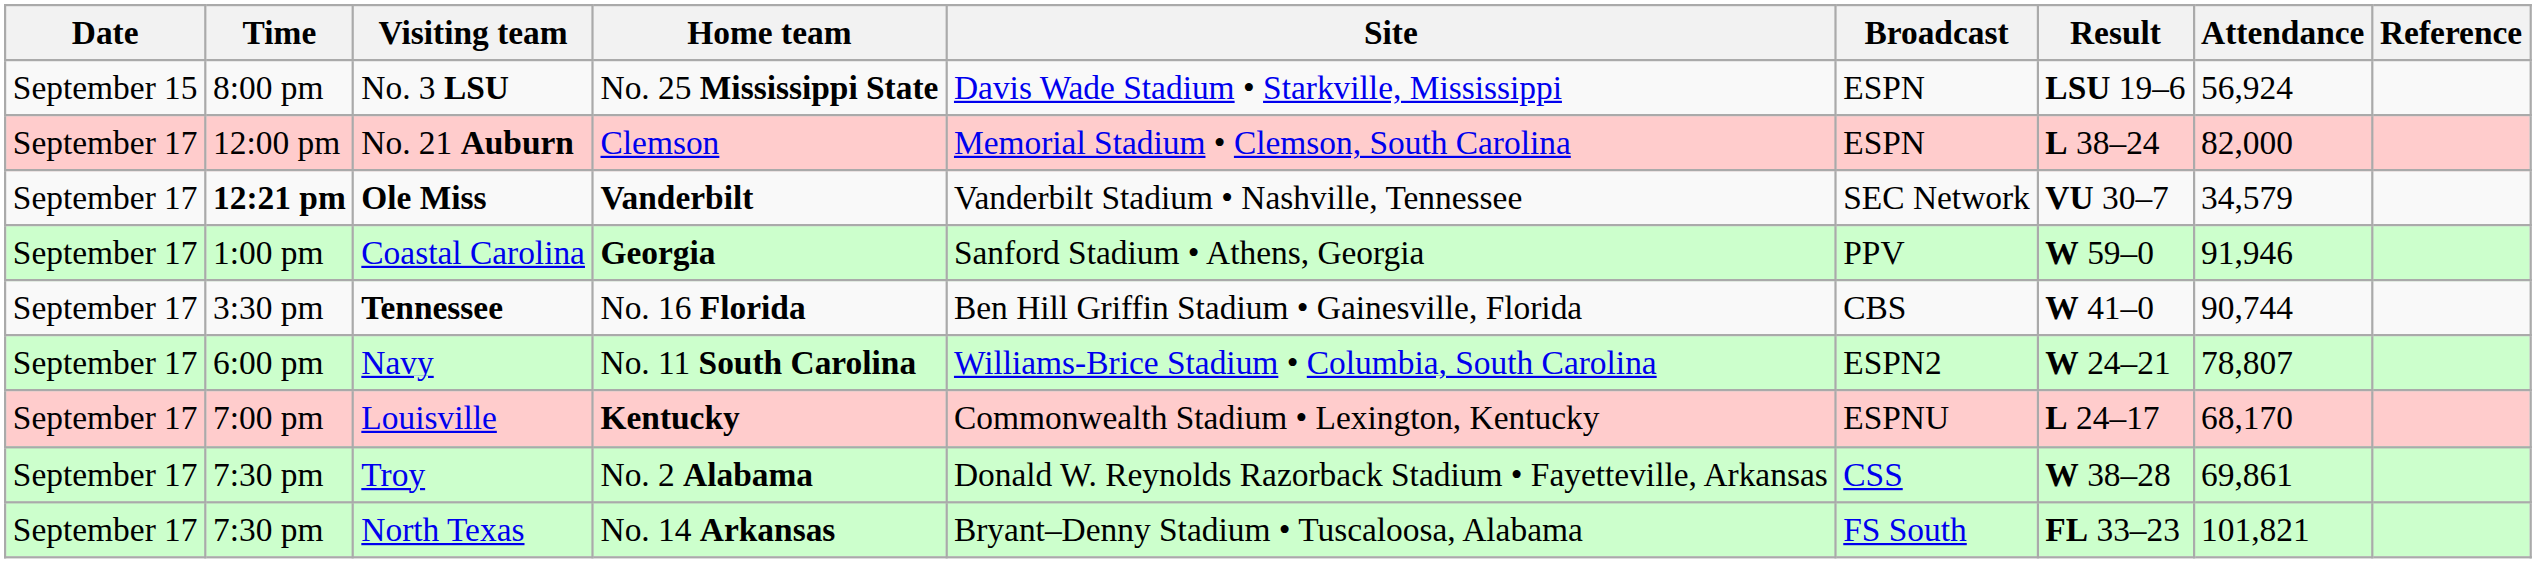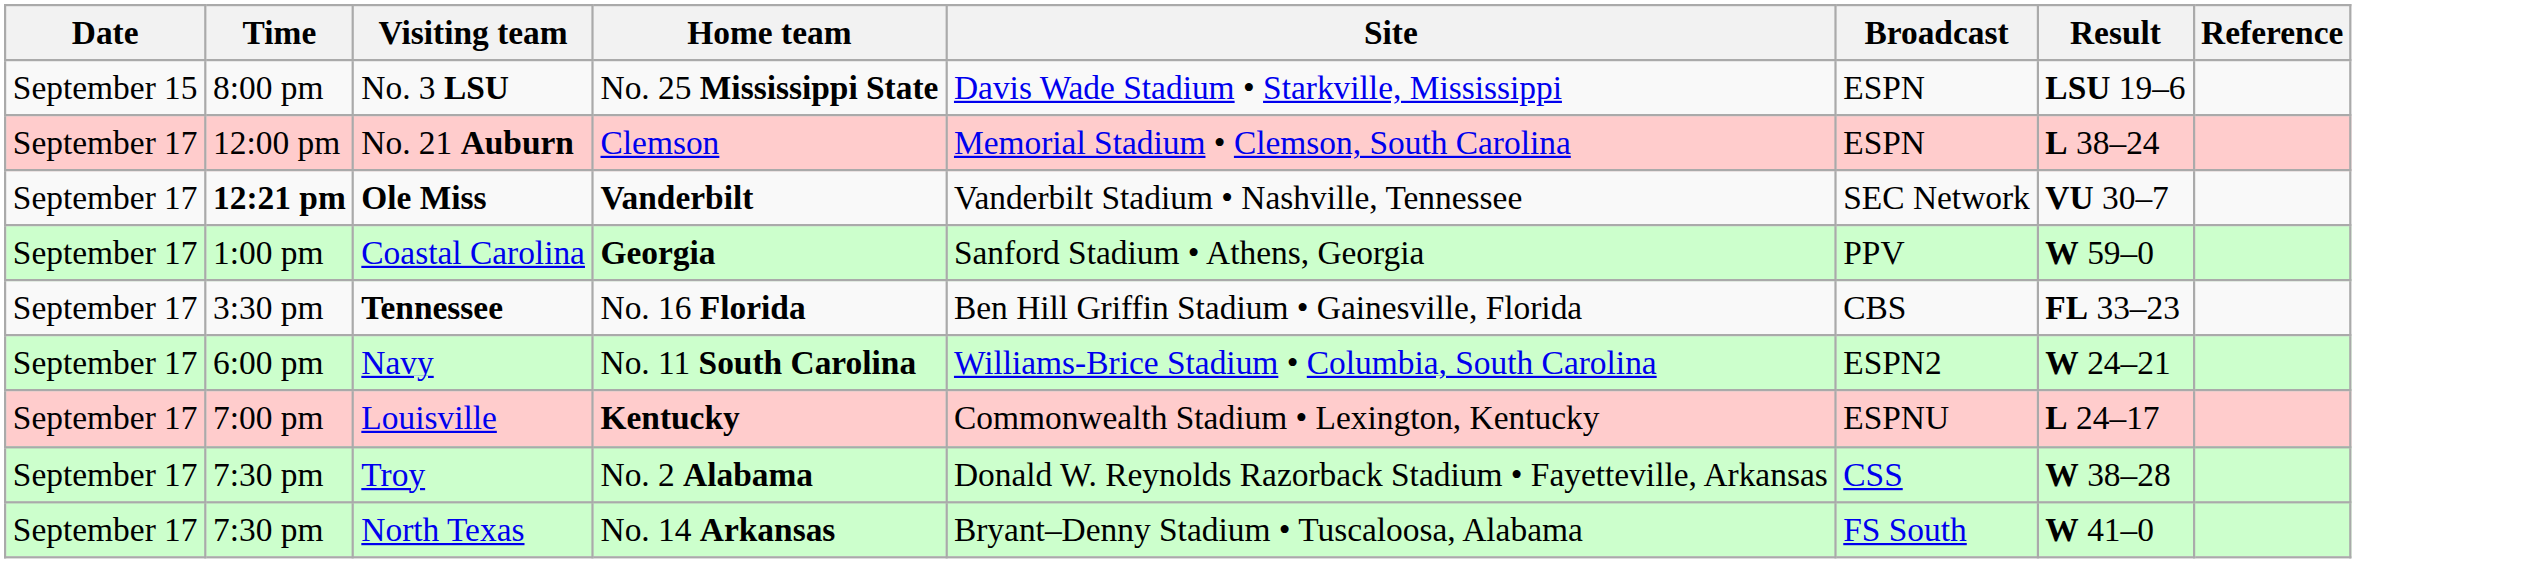- column: (2283, 32)
(2100, 307) W 41–0 -> (2113, 307) FL 33–23
(2113, 528) FL 33–23 -> (2100, 528) W 41–0
